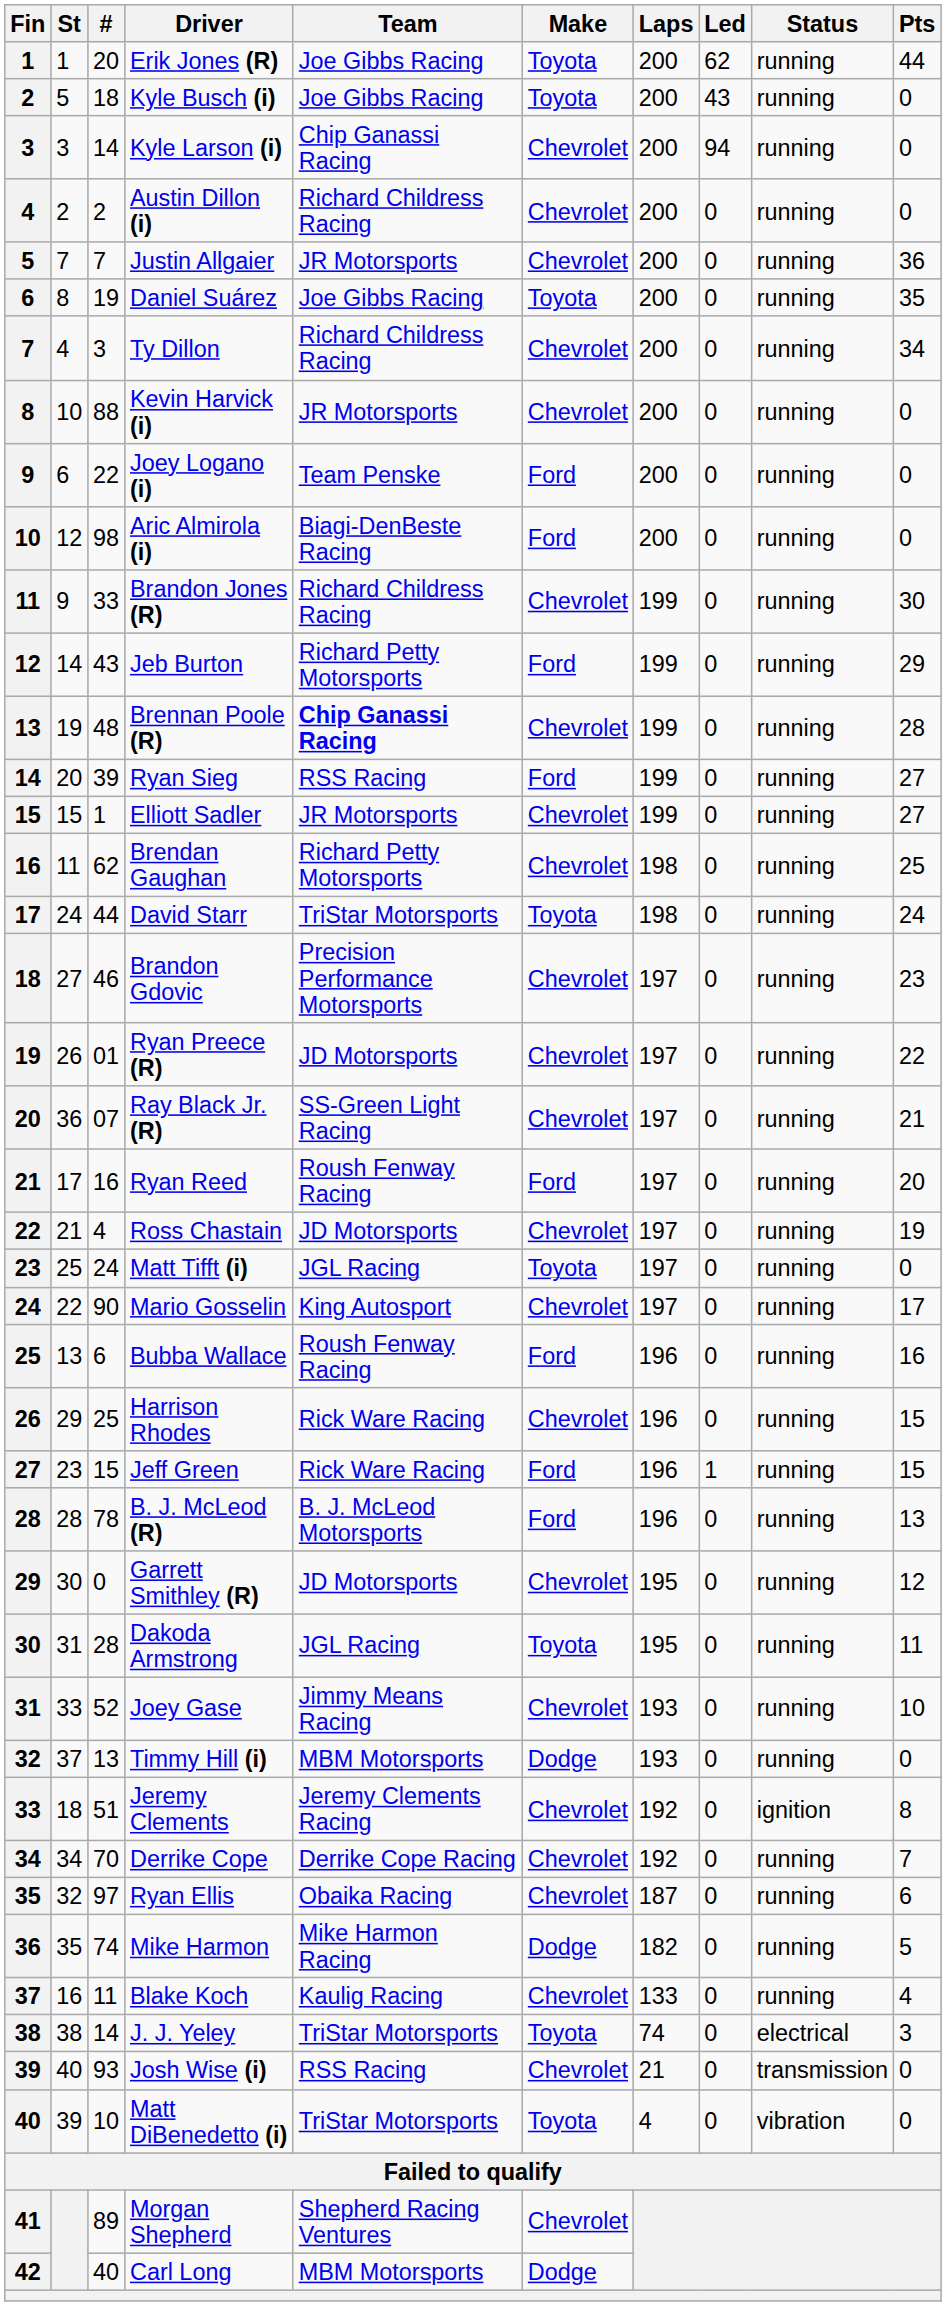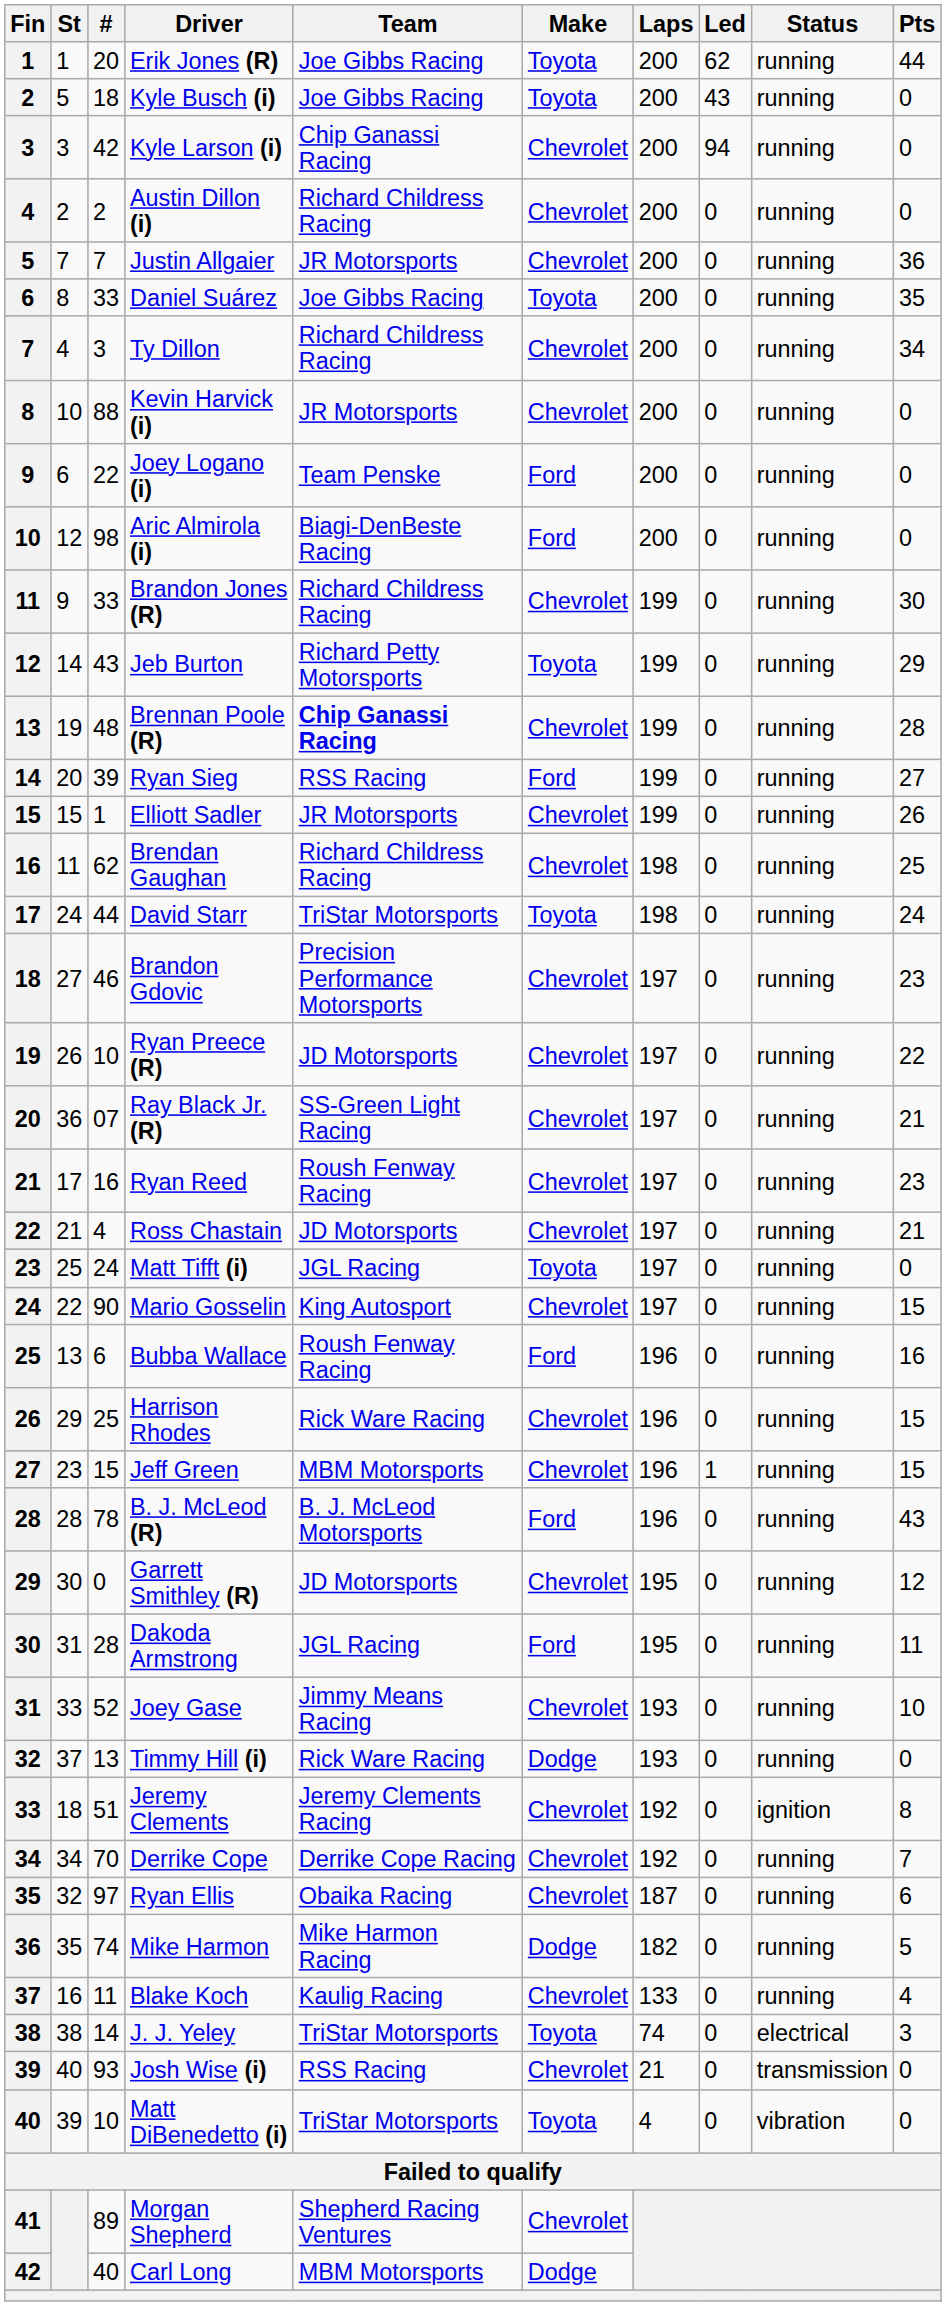(106, 148) 14 -> (106, 148) 42
(106, 298) 19 -> (106, 298) 33
(552, 665) Ford -> (562, 665) Toyota
(912, 815) 27 -> (912, 815) 26
(369, 865) Richard Petty Motorsports -> (391, 865) Richard Childress Racing
(106, 1055) 01 -> (106, 1055) 10
(552, 1181) Ford -> (578, 1181) Chevrolet
(912, 1181) 20 -> (912, 1181) 23
(912, 1231) 19 -> (912, 1231) 21
(912, 1306) 17 -> (912, 1306) 15
(392, 1469) Rick Ware Racing -> (391, 1469) MBM Motorsports
(552, 1469) Ford -> (578, 1469) Chevrolet
(912, 1519) 13 -> (912, 1519) 43
(562, 1646) Toyota -> (552, 1646) Ford
(391, 1759) MBM Motorsports -> (392, 1759) Rick Ware Racing
